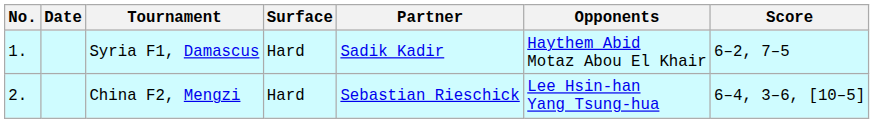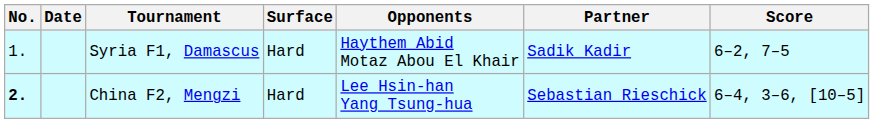columns swapped: (430, 17) <-> (617, 17)
(18, 96) normal -> (18, 96) bold
